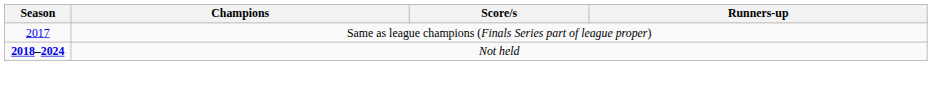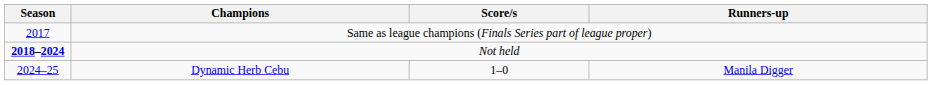+ row: (240, 70)
